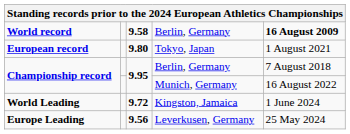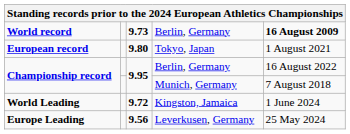(138, 31) 9.58 -> (138, 31) 9.73
(298, 66) 7 August 2018 -> (301, 66) 16 August 2022
(301, 84) 16 August 2022 -> (298, 84) 7 August 2018
